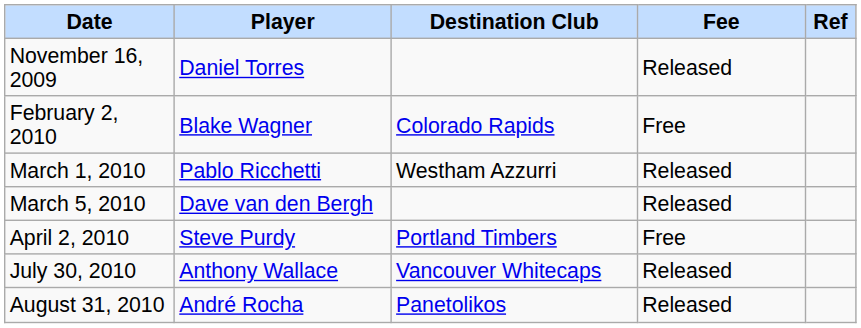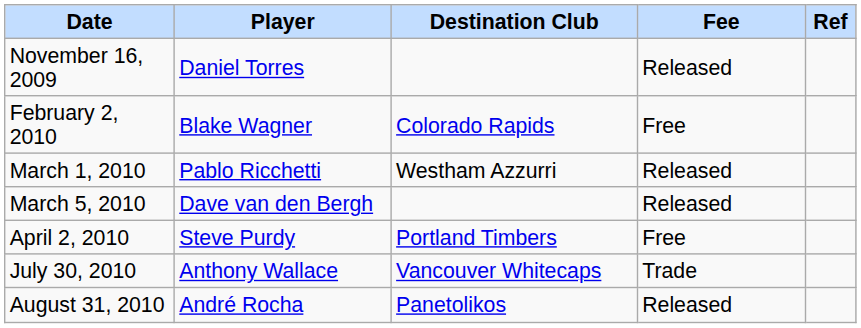(687, 271) Released -> (670, 271) Trade
